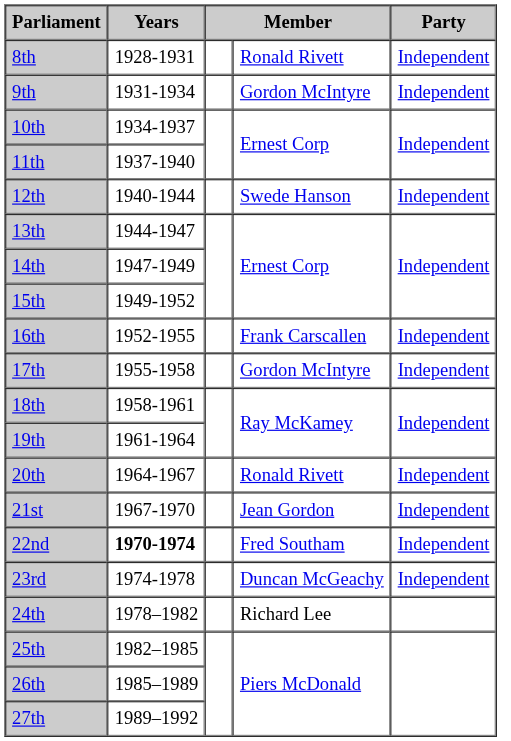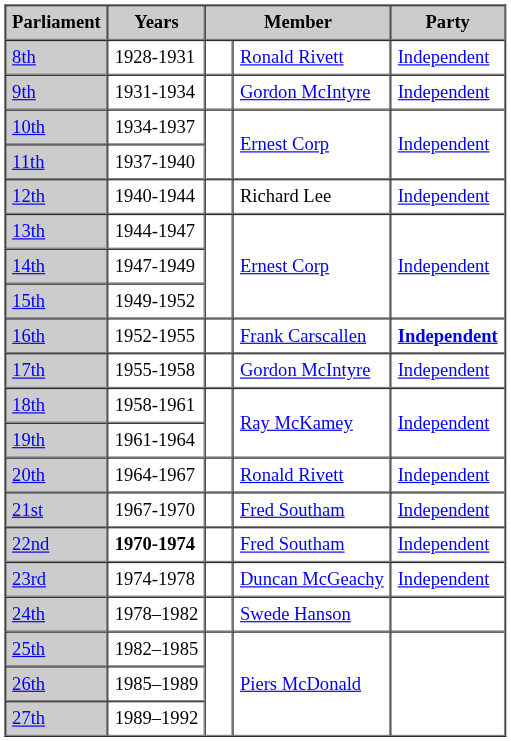(295, 196) Swede Hanson -> (286, 196) Richard Lee
(444, 335) normal -> (448, 335) bold
(287, 509) Jean Gordon -> (292, 509) Fred Southam
(286, 614) Richard Lee -> (295, 614) Swede Hanson
